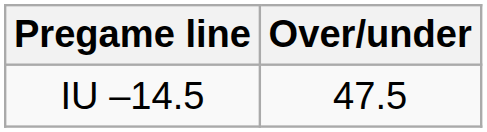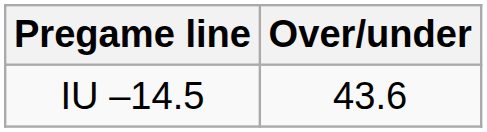(370, 95) 47.5 -> (370, 95) 43.6
